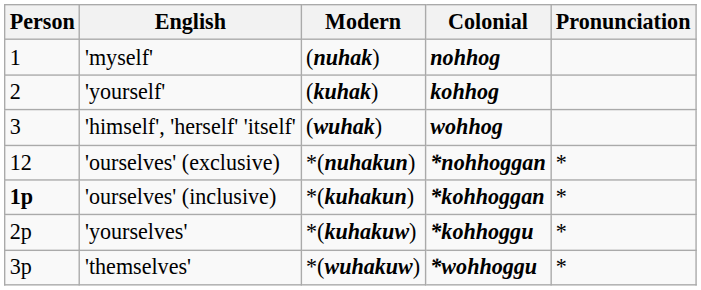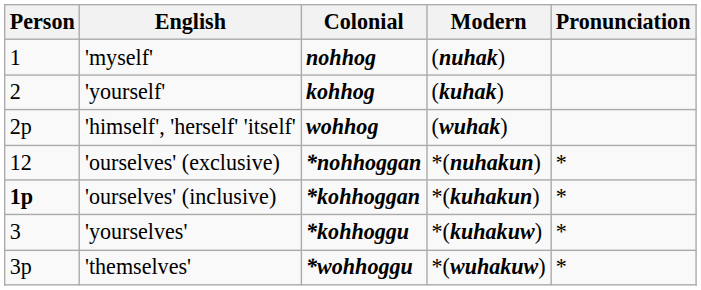columns swapped: (488, 22) <-> (363, 22)
(15, 127) 3 -> (21, 127) 2p
(21, 232) 2p -> (15, 232) 3
